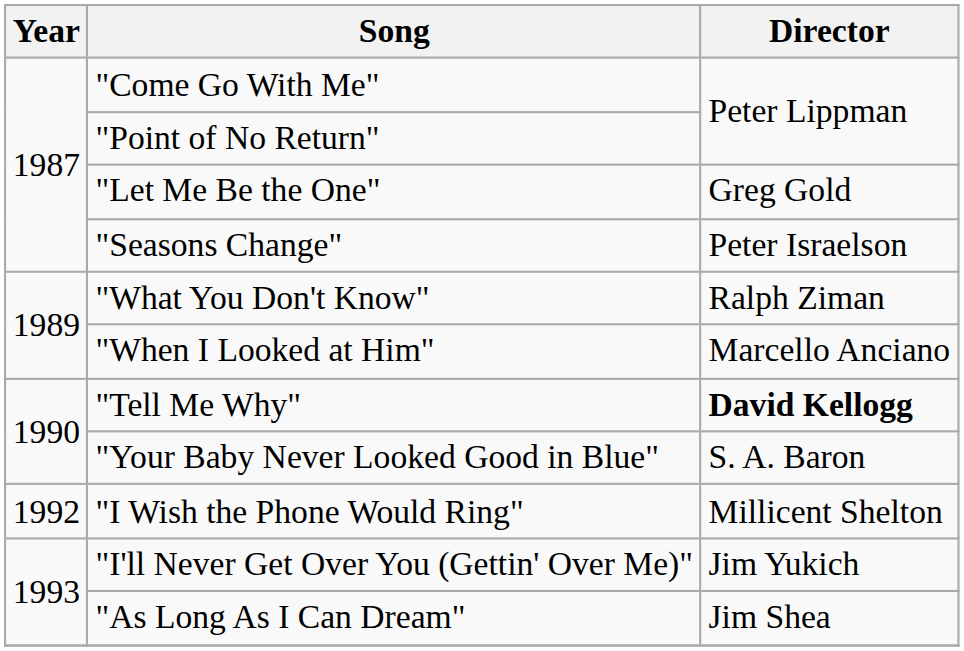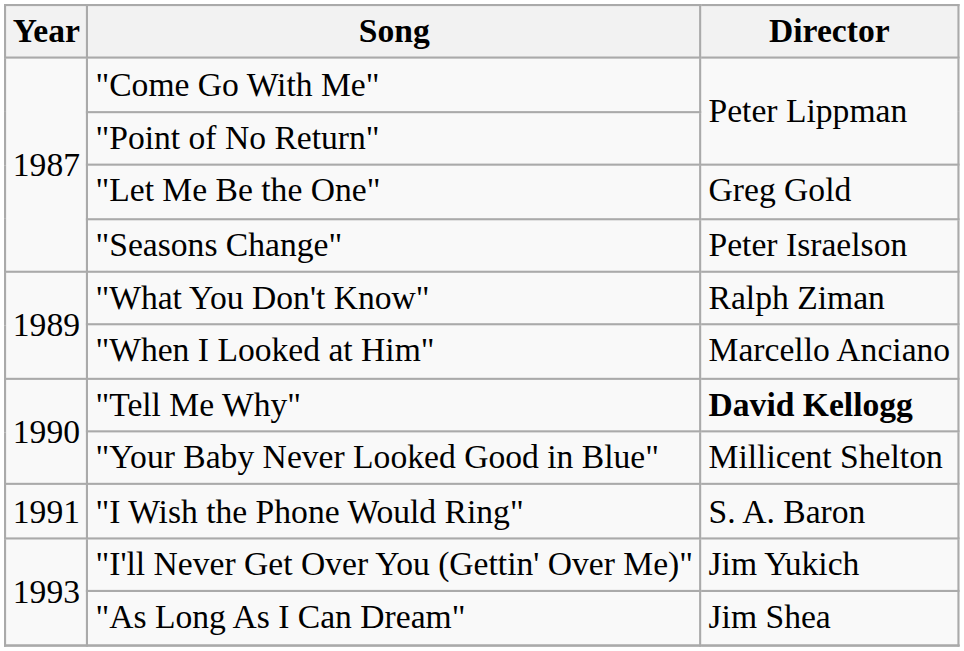(787, 457) S. A. Baron -> (826, 457) Millicent Shelton
(46, 510) 1992 -> (46, 510) 1991
(826, 510) Millicent Shelton -> (787, 510) S. A. Baron
